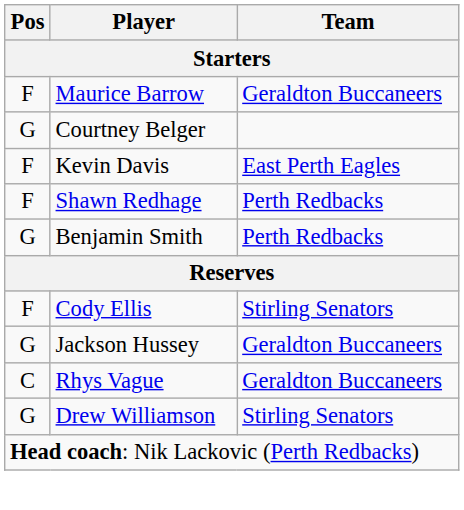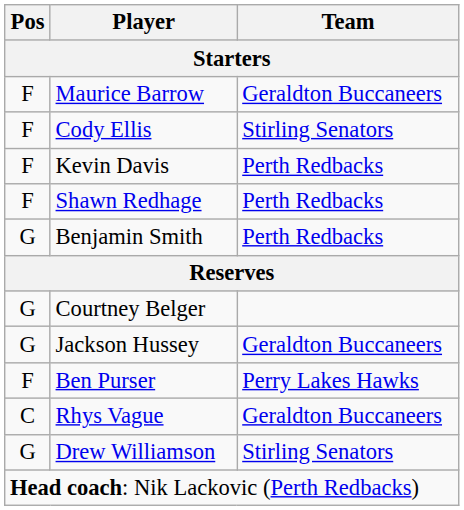rows swapped: (130, 129) <-> (104, 308)
(321, 165) East Perth Eagles -> (313, 165) Perth Redbacks
+ row: (105, 380)
